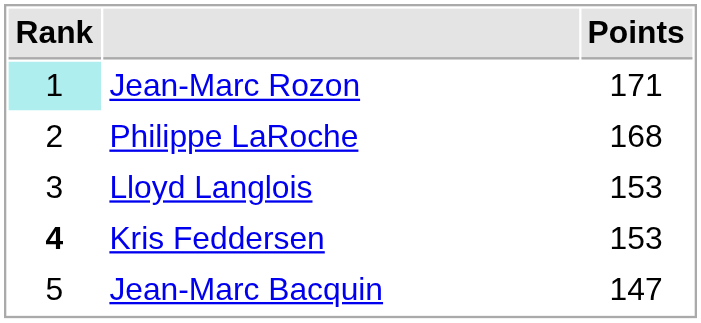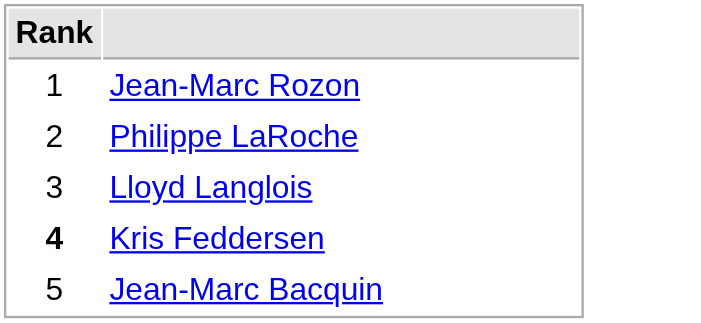- column: (636, 33)
(54, 86) paleturquoise background -> (54, 86) no background
